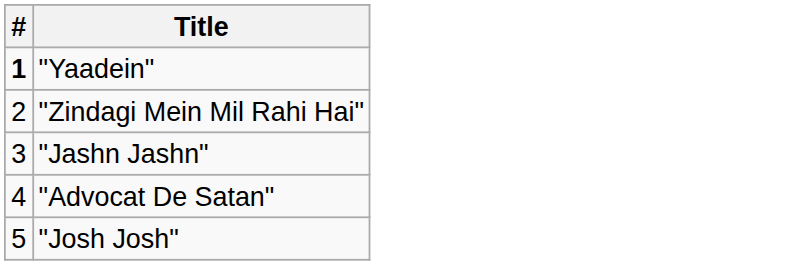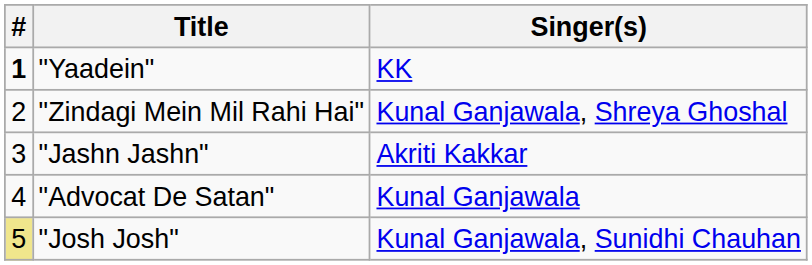+ column: (589, 26)
(19, 239) no background -> (19, 239) khaki background
